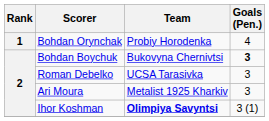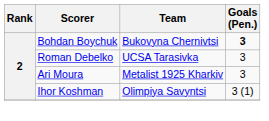- row: (80, 41)
(172, 108) bold -> (164, 91) normal
